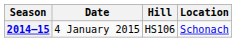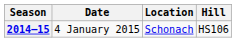columns swapped: (204, 13) <-> (160, 13)
